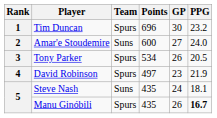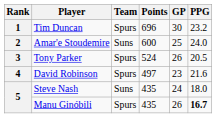(177, 43) 27 -> (177, 43) 25
(149, 58) 534 -> (149, 58) 524
(199, 74) 21.9 -> (199, 74) 21.6
(199, 89) 18.1 -> (199, 89) 18.0
